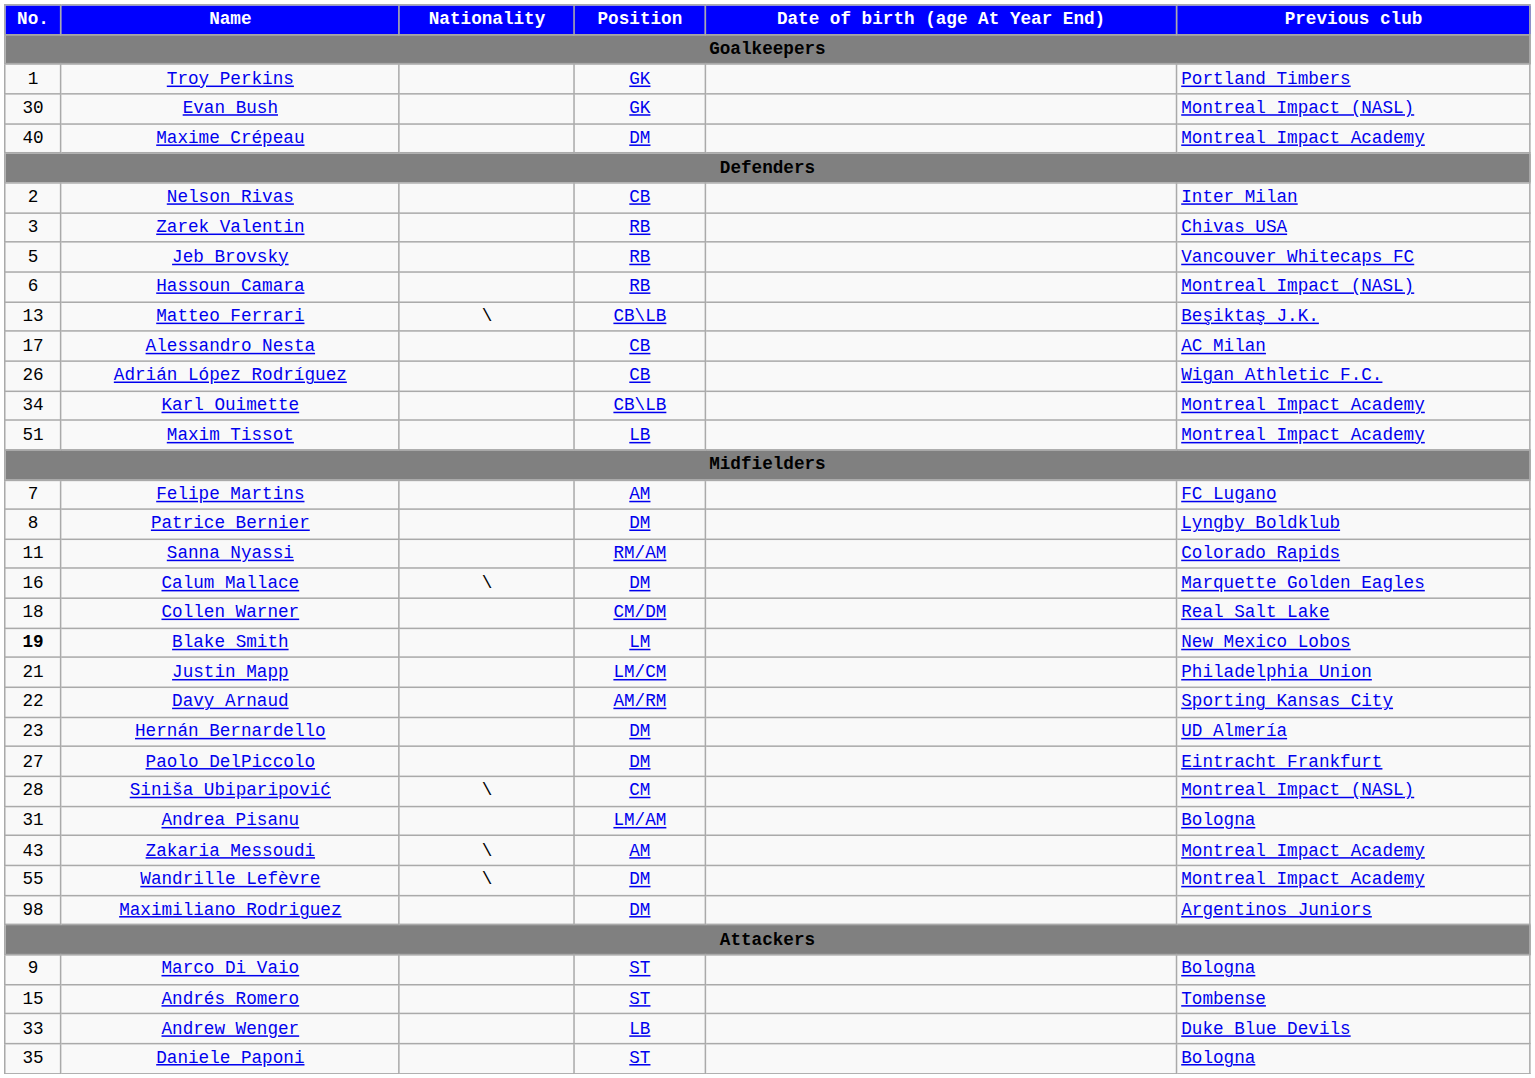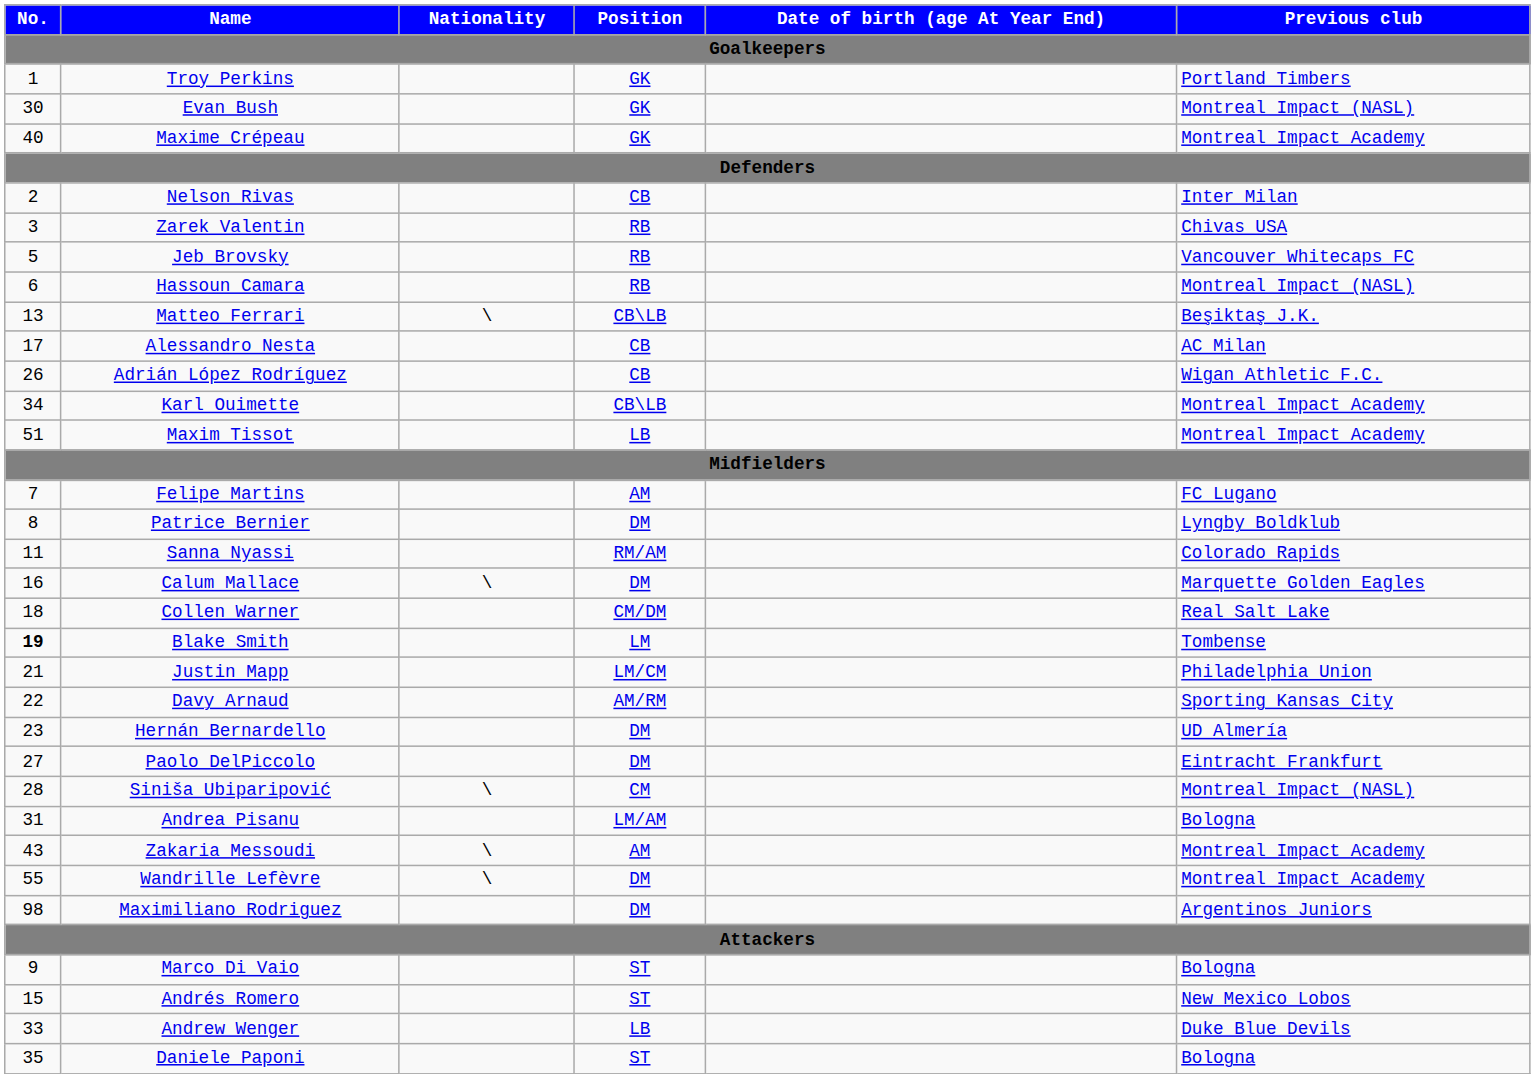(640, 138) DM -> (640, 138) GK
(1266, 643) New Mexico Lobos -> (1224, 643) Tombense
(1224, 999) Tombense -> (1266, 999) New Mexico Lobos
